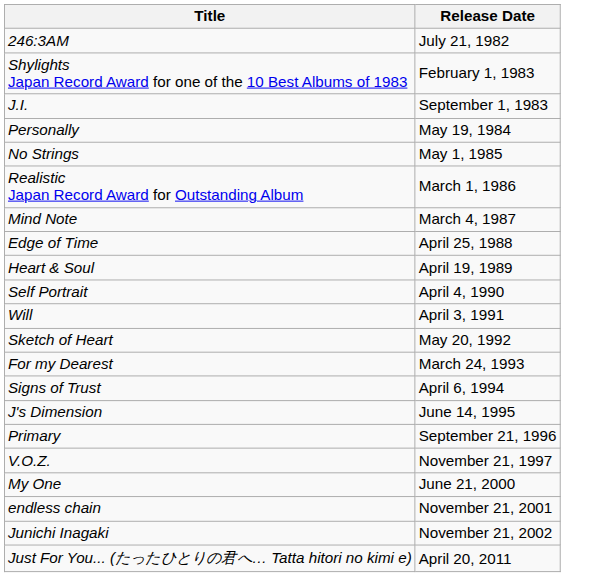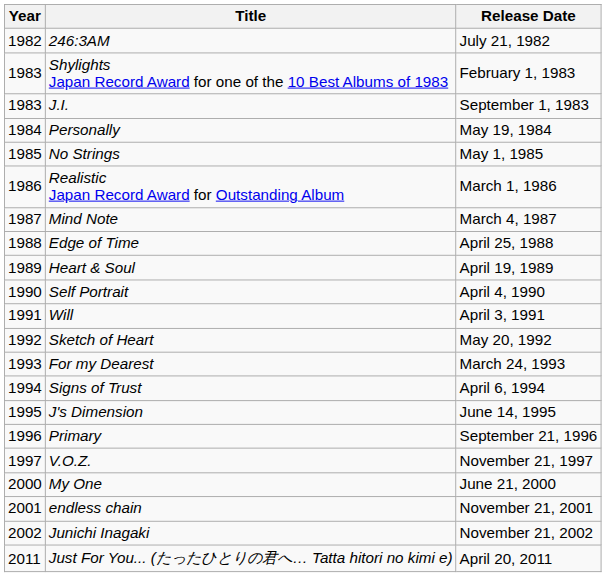+ column: (25, 16)
